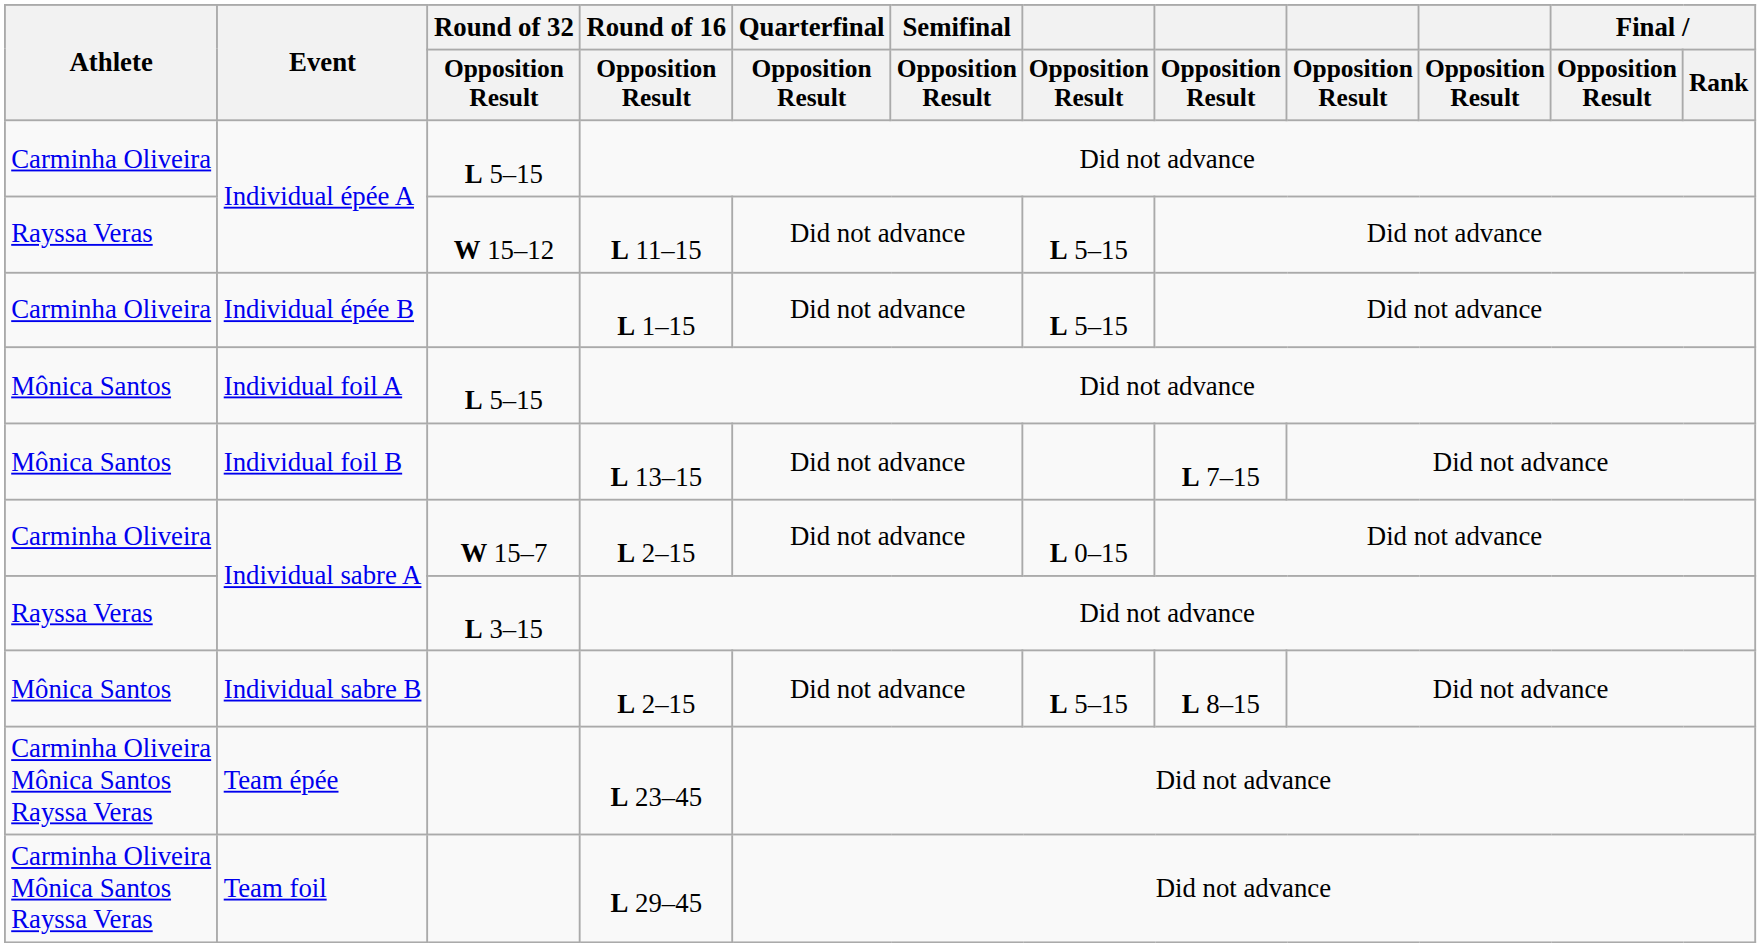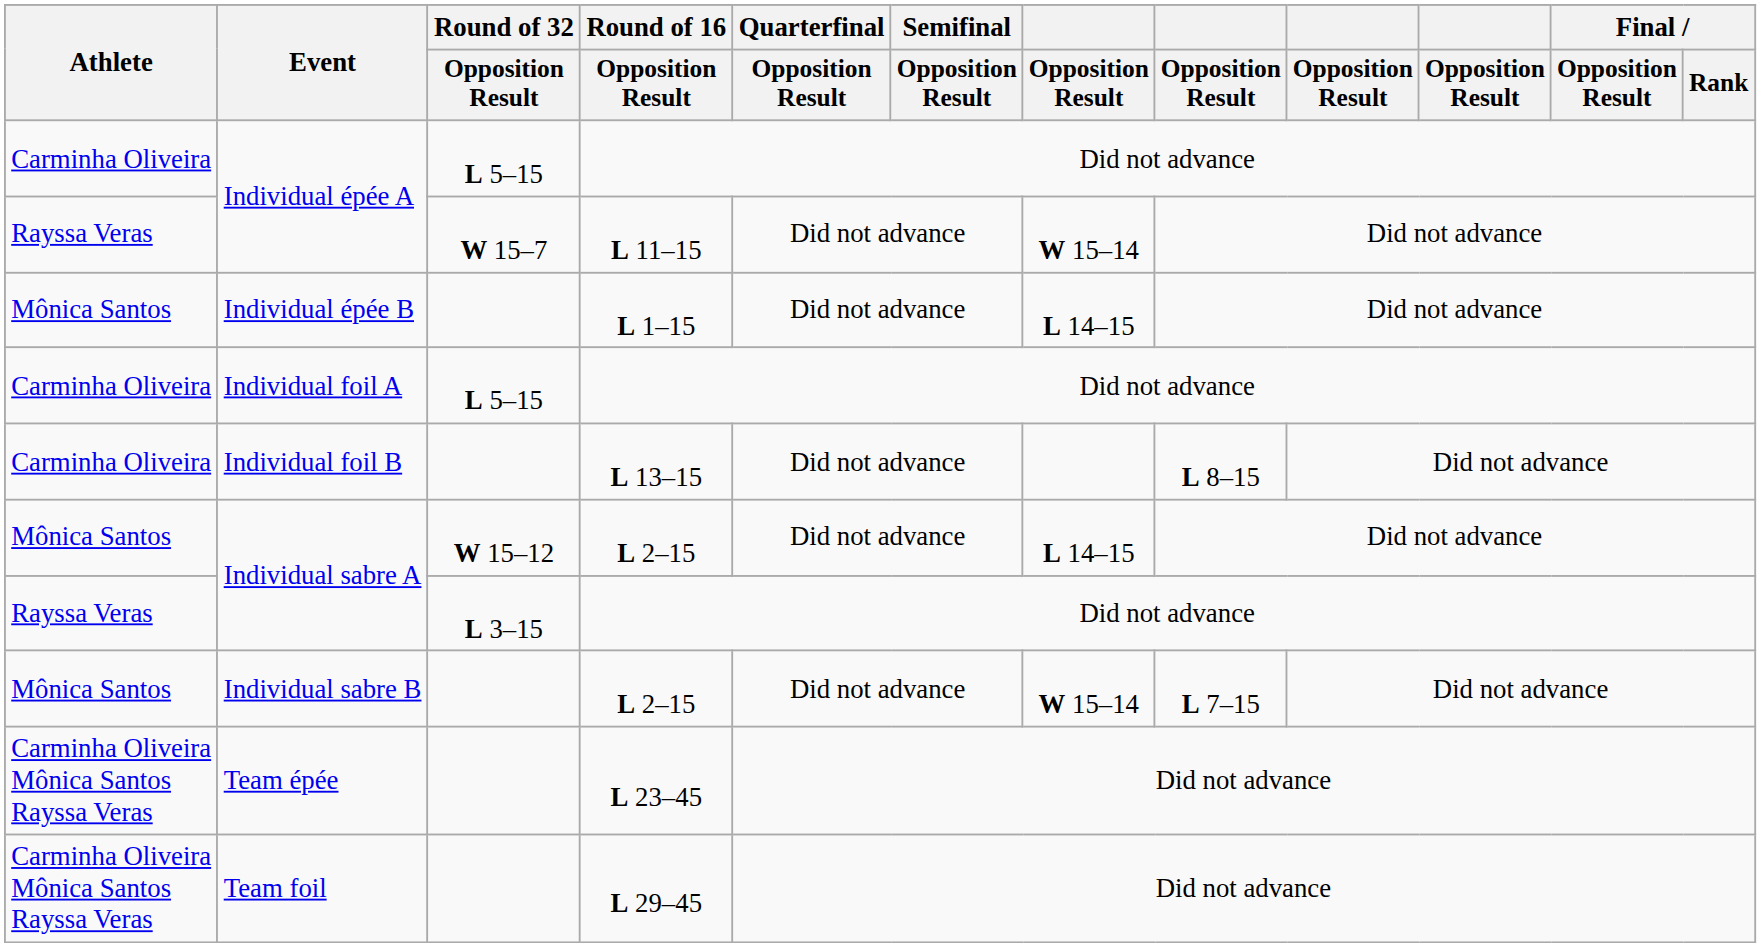(504, 250) W 15–12 -> (504, 250) W 15–7
(1089, 250) L 5–15 -> (1089, 250) W 15–14
(111, 310) Carminha Oliveira -> (91, 310) Mônica Santos
(1089, 325) L 5–15 -> (1089, 325) L 14–15
(91, 385) Mônica Santos -> (111, 385) Carminha Oliveira
(91, 461) Mônica Santos -> (111, 461) Carminha Oliveira
(1221, 477) L 7–15 -> (1221, 477) L 8–15
(111, 537) Carminha Oliveira -> (91, 537) Mônica Santos
(504, 553) W 15–7 -> (504, 553) W 15–12
(1089, 553) L 0–15 -> (1089, 553) L 14–15
(1089, 704) L 5–15 -> (1089, 704) W 15–14
(1221, 704) L 8–15 -> (1221, 704) L 7–15
